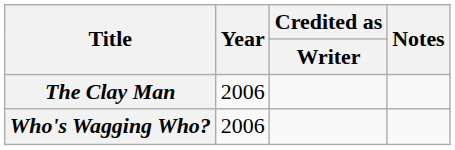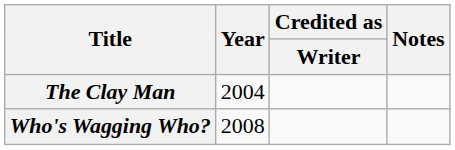(243, 91) 2006 -> (243, 91) 2004
(243, 126) 2006 -> (243, 126) 2008
